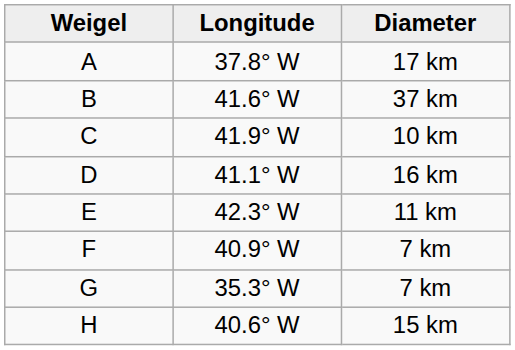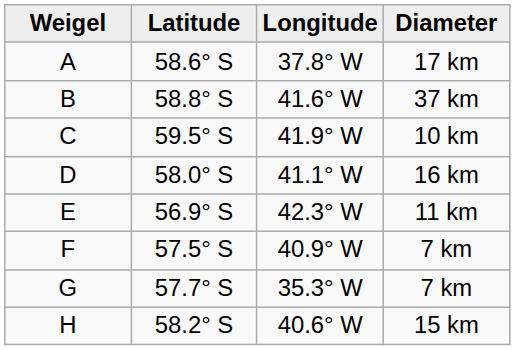+ column: (194, 23)
